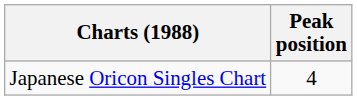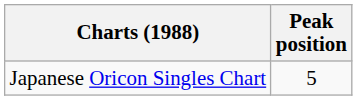(311, 77) 4 -> (311, 77) 5
